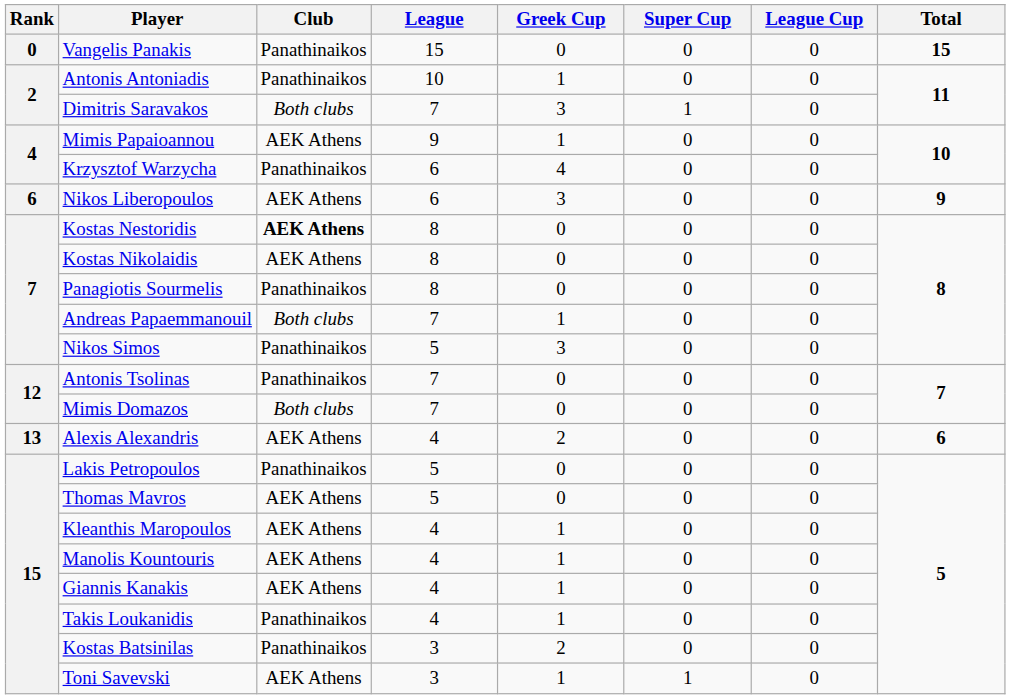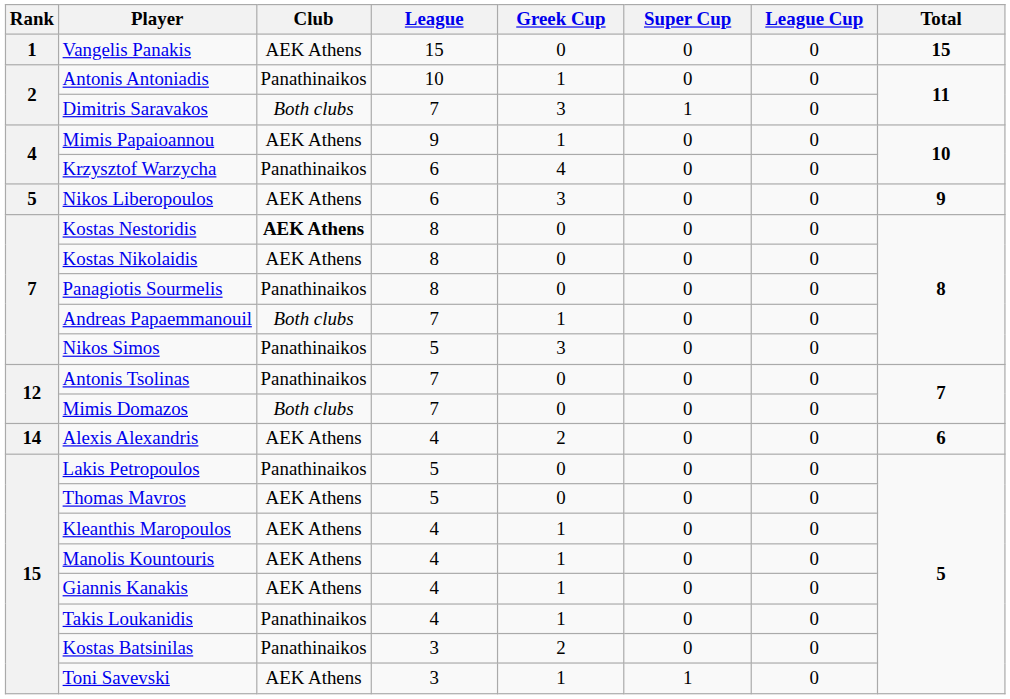(32, 49) 0 -> (32, 49) 1
(314, 49) Panathinaikos -> (314, 49) AEK Athens
(32, 199) 6 -> (32, 199) 5
(32, 438) 13 -> (32, 438) 14
